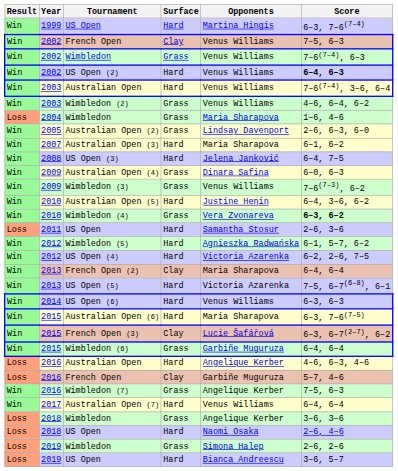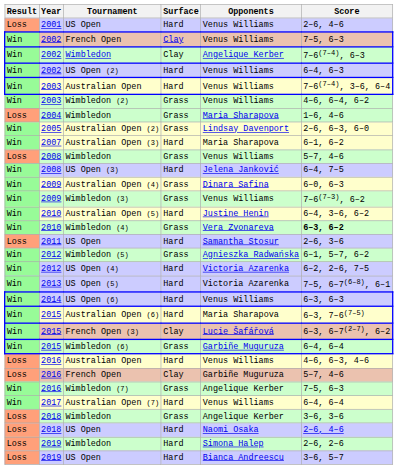- row: (51, 26)
+ row: (51, 25)
(176, 57) Grass -> (173, 55) Clay
(238, 57) Venus Williams -> (243, 55) Angelique Kerber
(323, 73) bold -> (323, 70) normal
+ row: (51, 157)
(173, 243) Hard -> (176, 255) Grass
- row: (51, 271)
(243, 363) Angelique Kerber -> (238, 361) Venus Williams
(176, 446) Grass -> (173, 444) Hard
